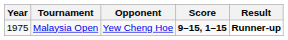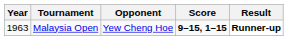(18, 28) 1975 -> (18, 28) 1963
